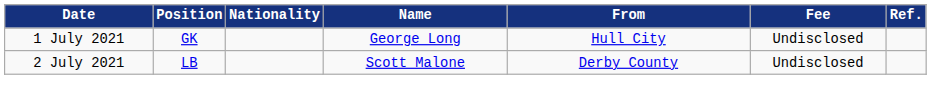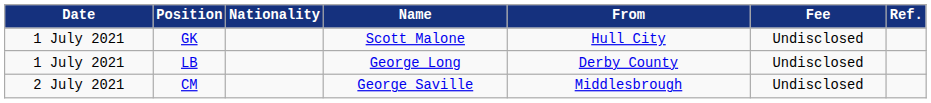(415, 39) George Long -> (415, 39) Scott Malone
(79, 62) 2 July 2021 -> (79, 62) 1 July 2021
(415, 62) Scott Malone -> (415, 62) George Long
+ row: (189, 85)
